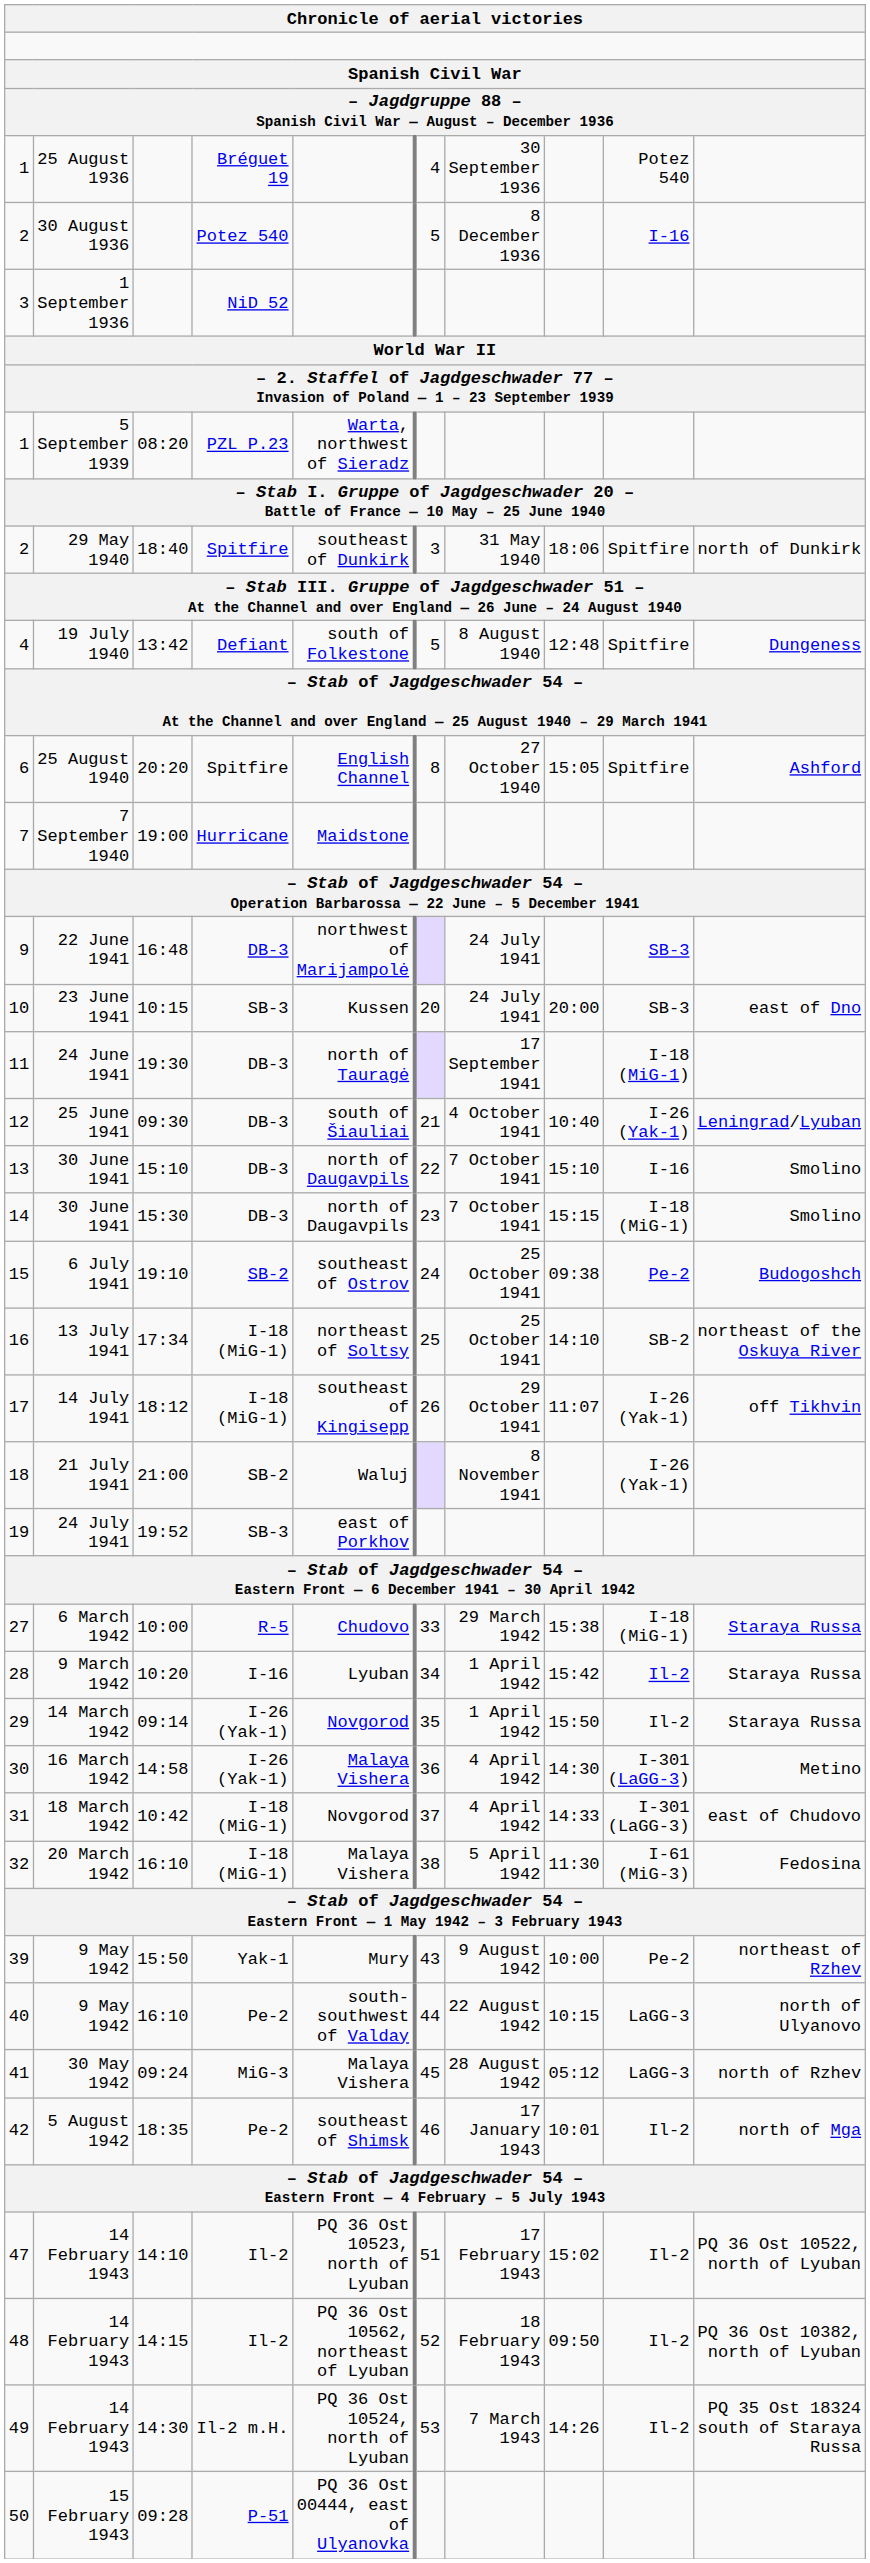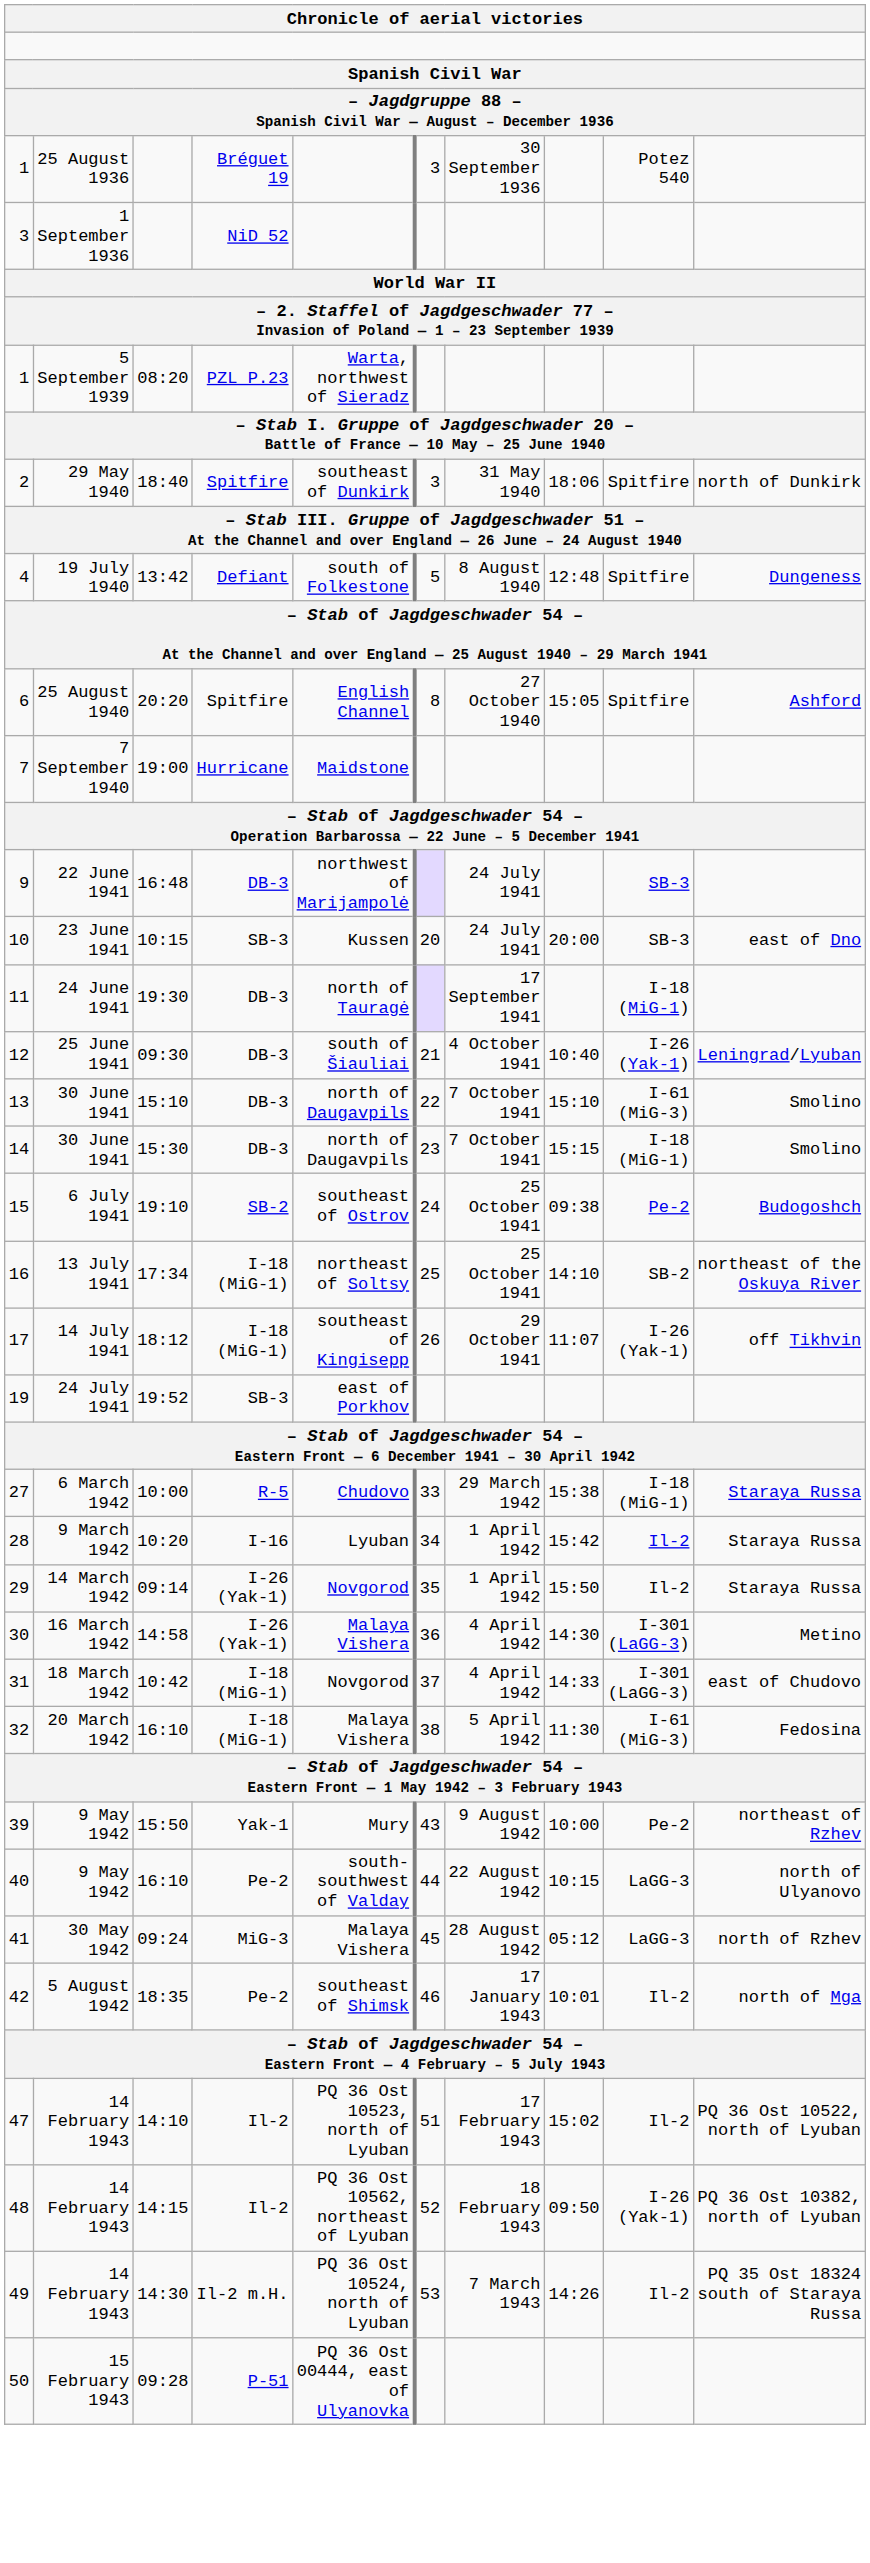(435, 169) 4 -> (435, 169) 3
- row: (24, 236)
(669, 1170) I-16 -> (654, 1102) I-61 (MiG-3)
- row: (19, 1475)
(669, 2342) Il-2 -> (654, 2208) I-26 (Yak-1)
